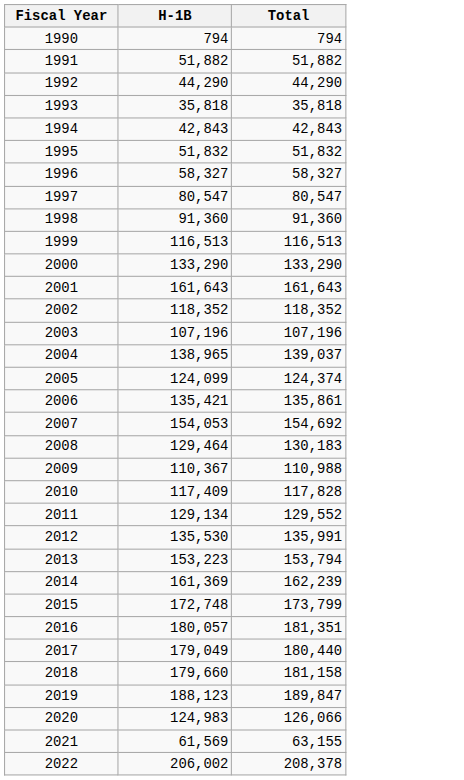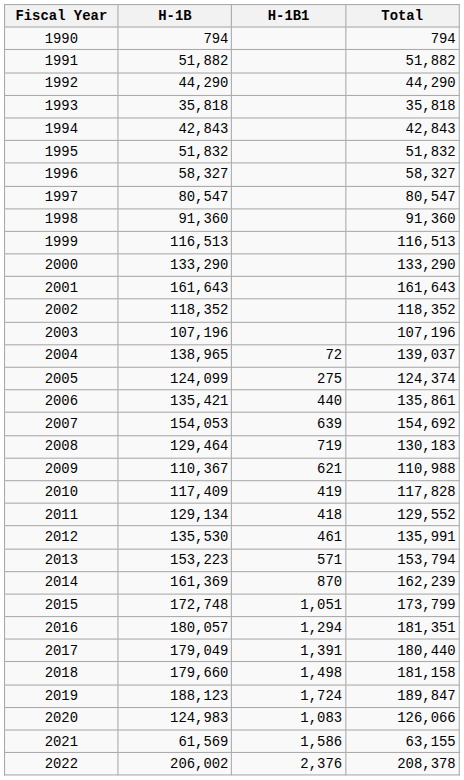+ column: (289, 16)
